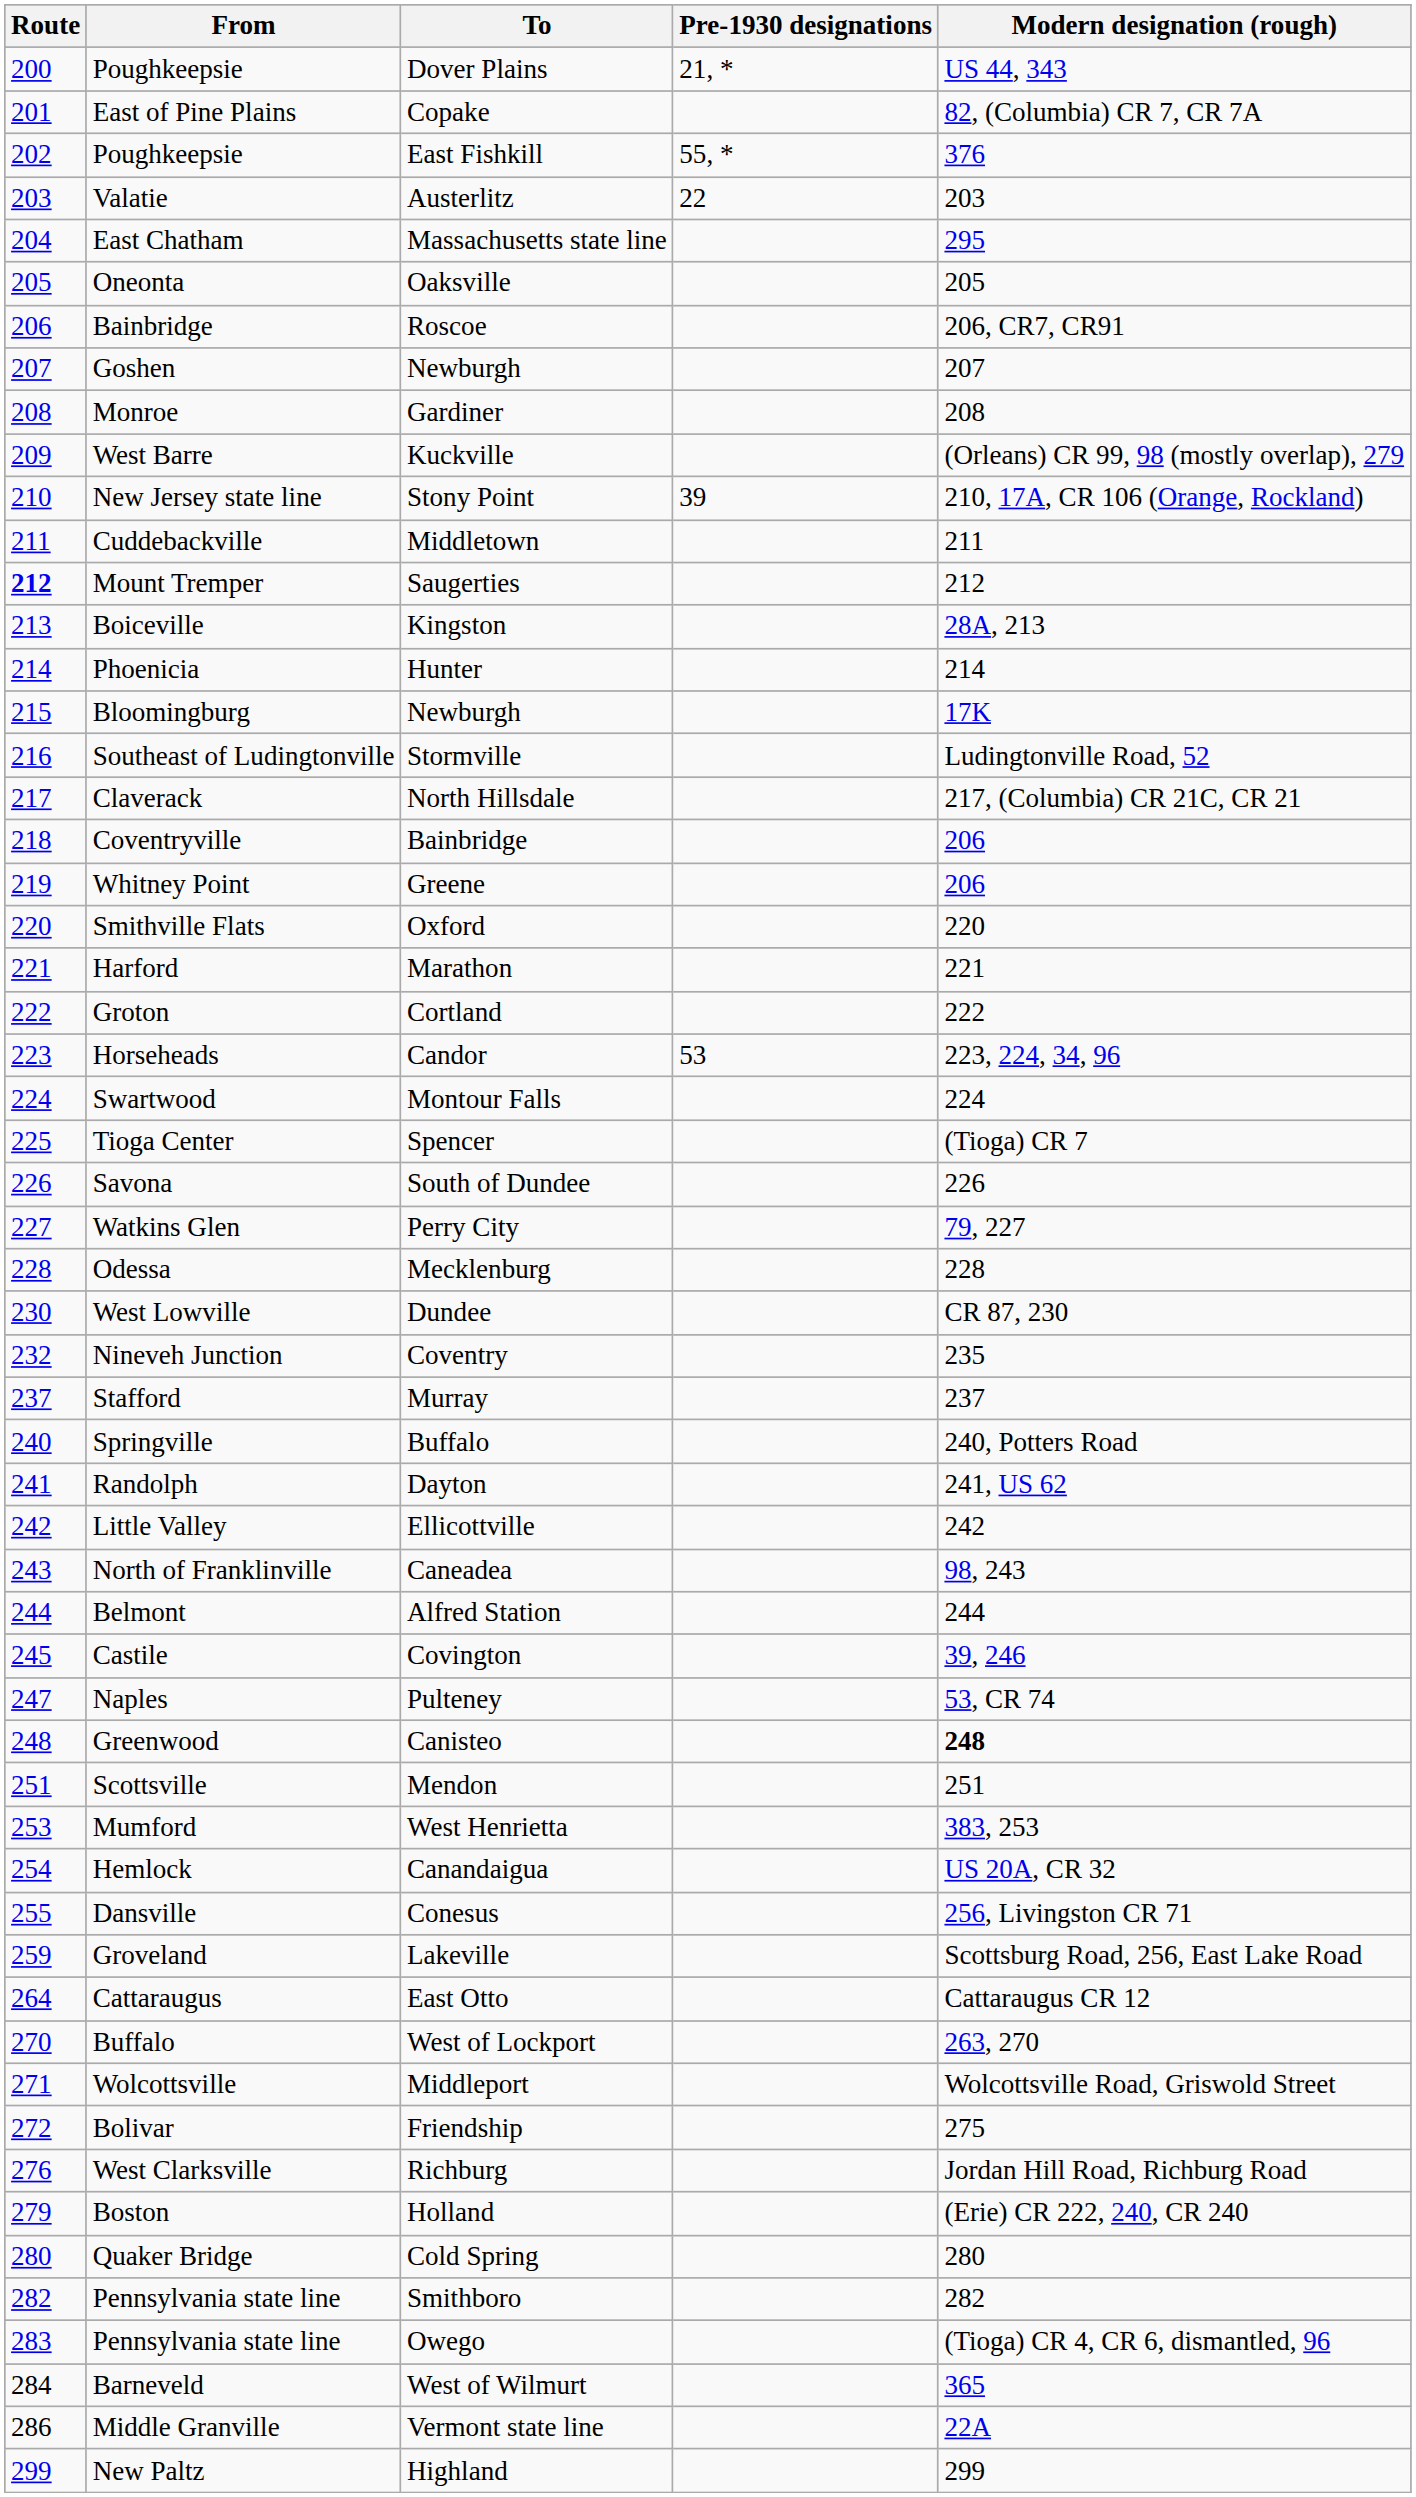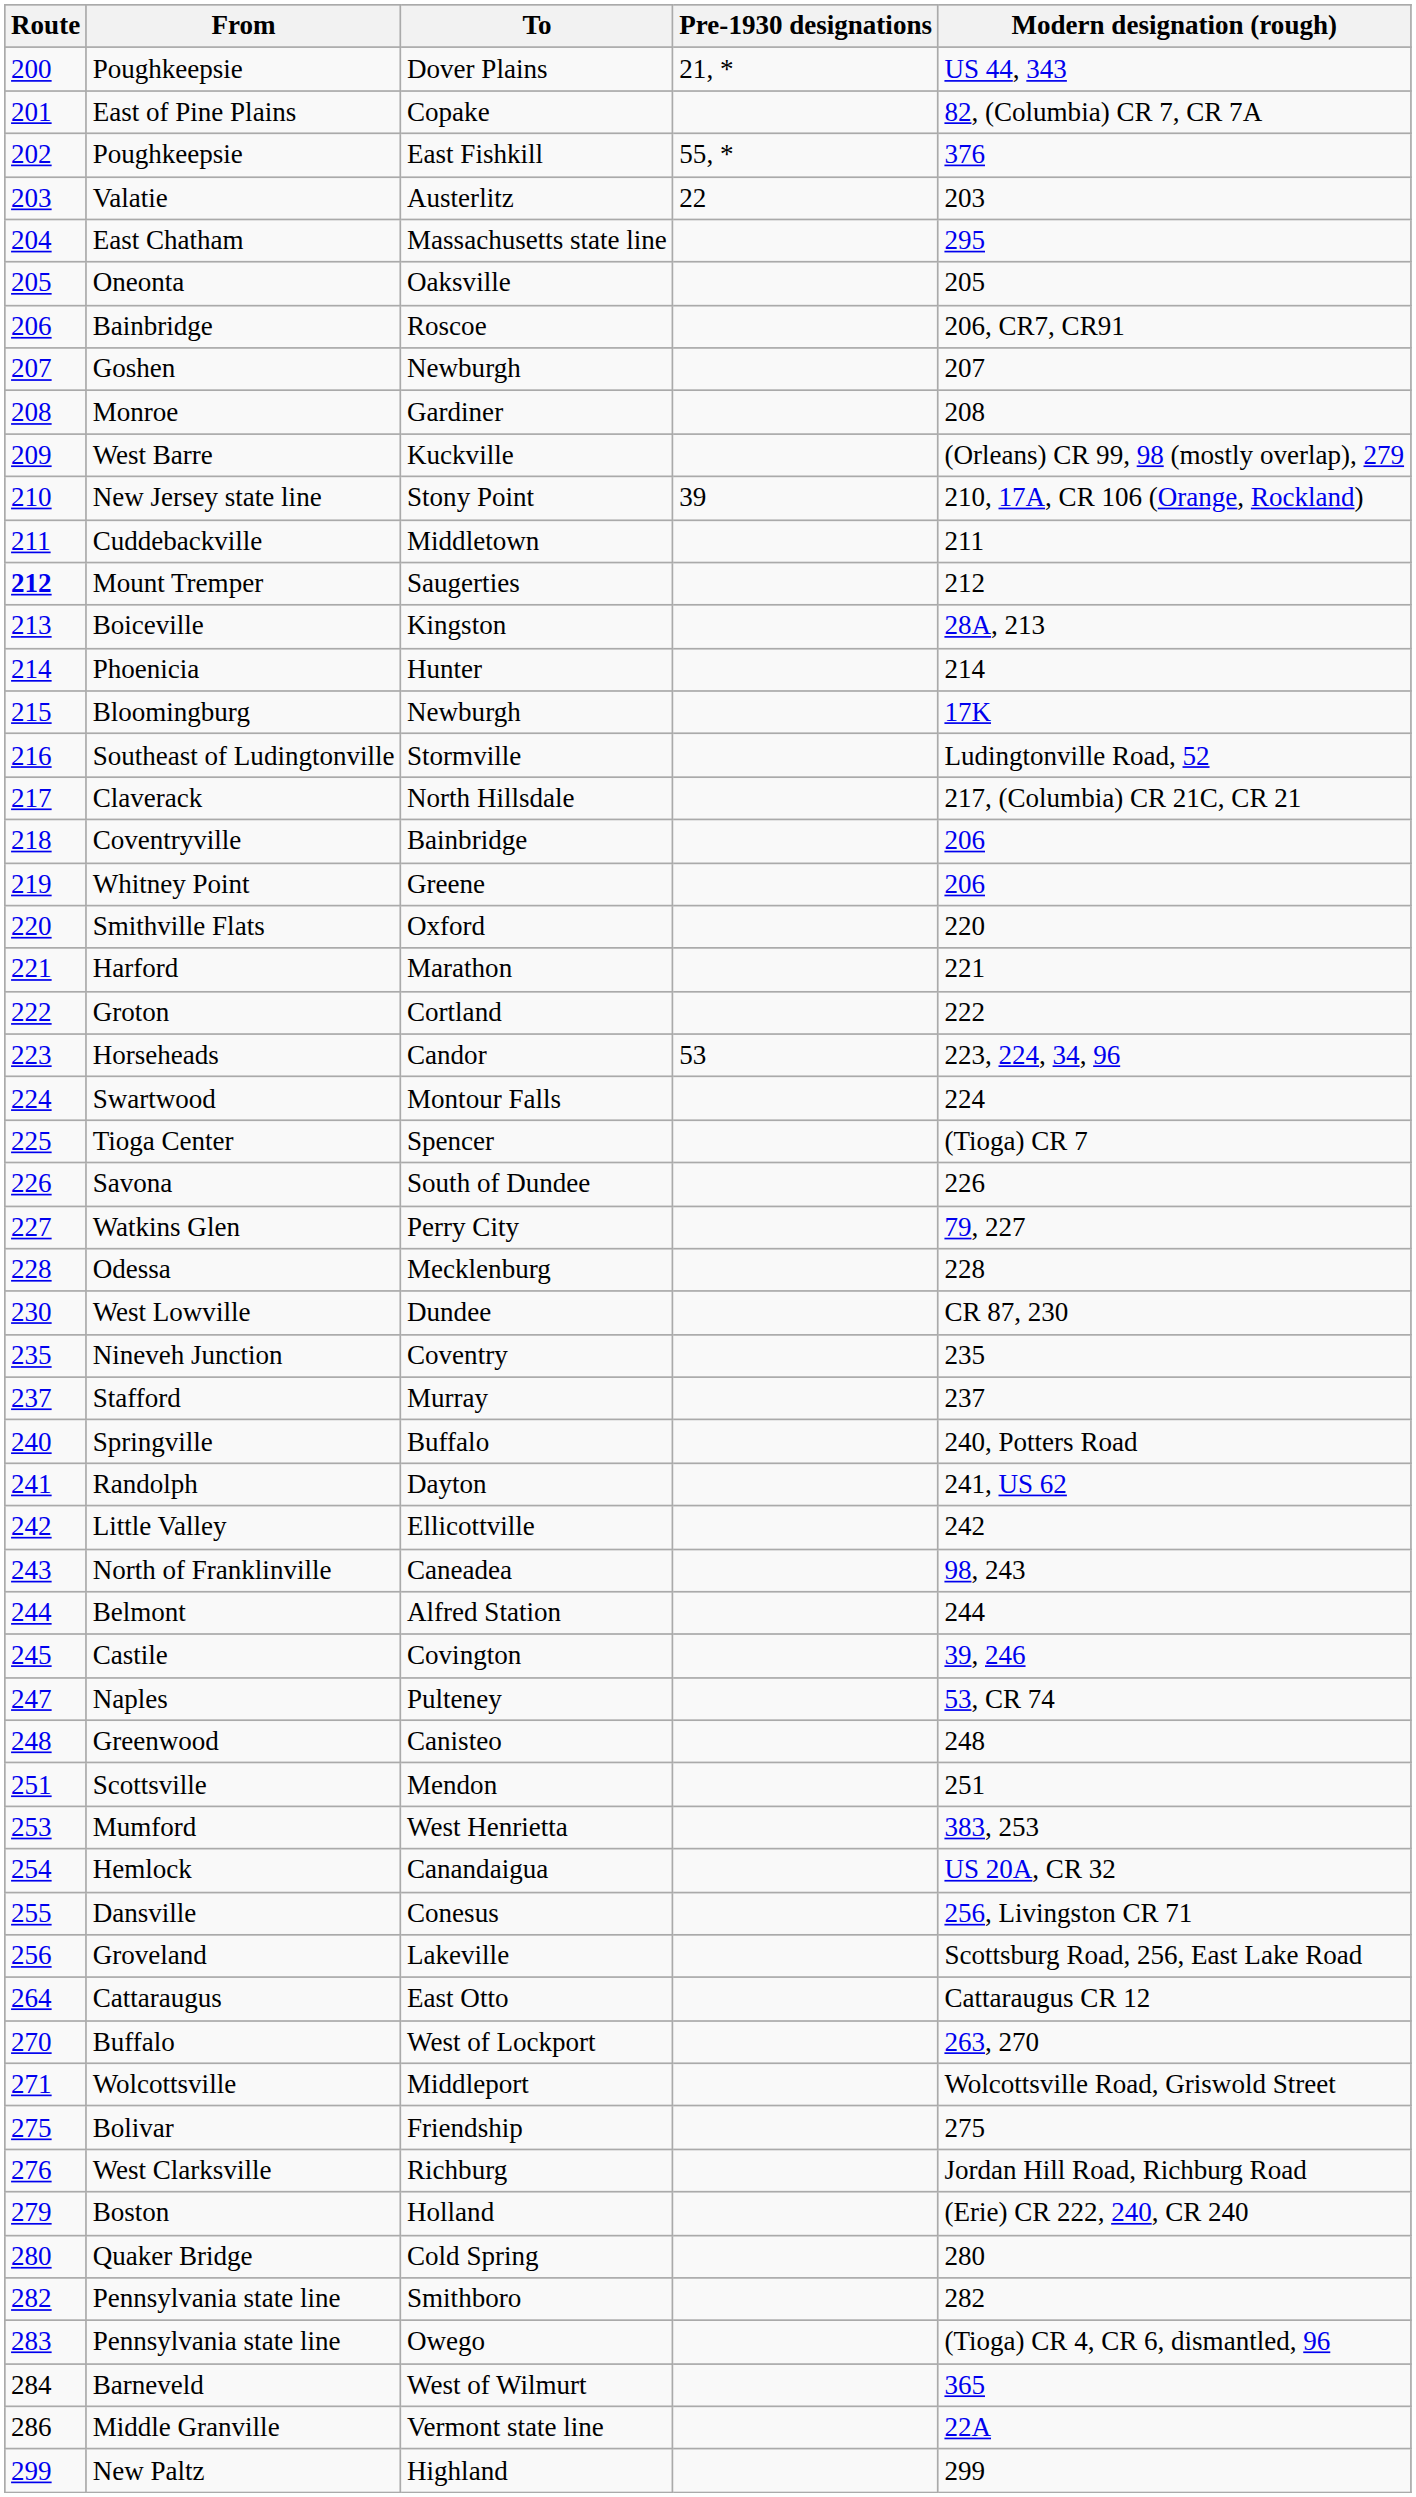(31, 1355) 232 -> (31, 1355) 235
(965, 1741) bold -> (965, 1741) normal
(31, 1955) 259 -> (31, 1955) 256
(31, 2127) 272 -> (31, 2127) 275
